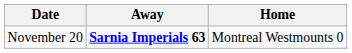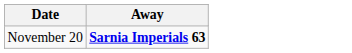- column: (278, 15)
